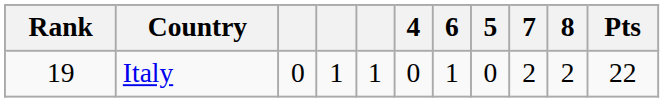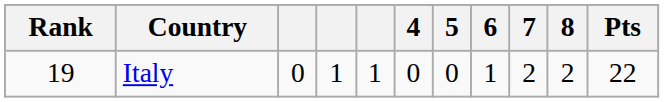columns swapped: (490, 27) <-> (452, 27)
